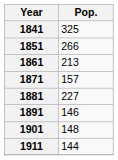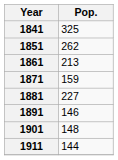(70, 46) 266 -> (70, 46) 262
(70, 79) 157 -> (70, 79) 159
